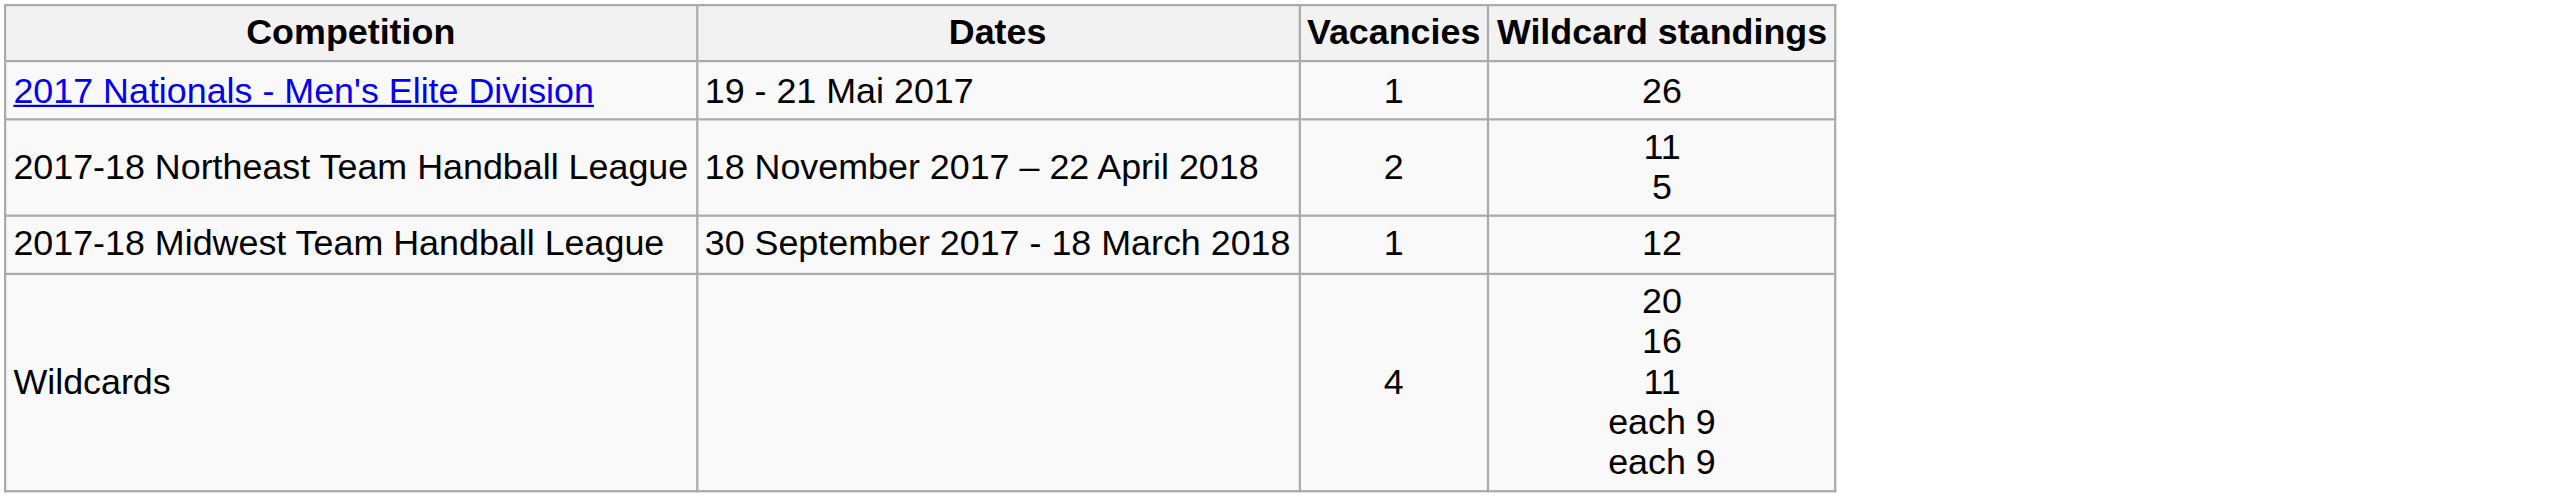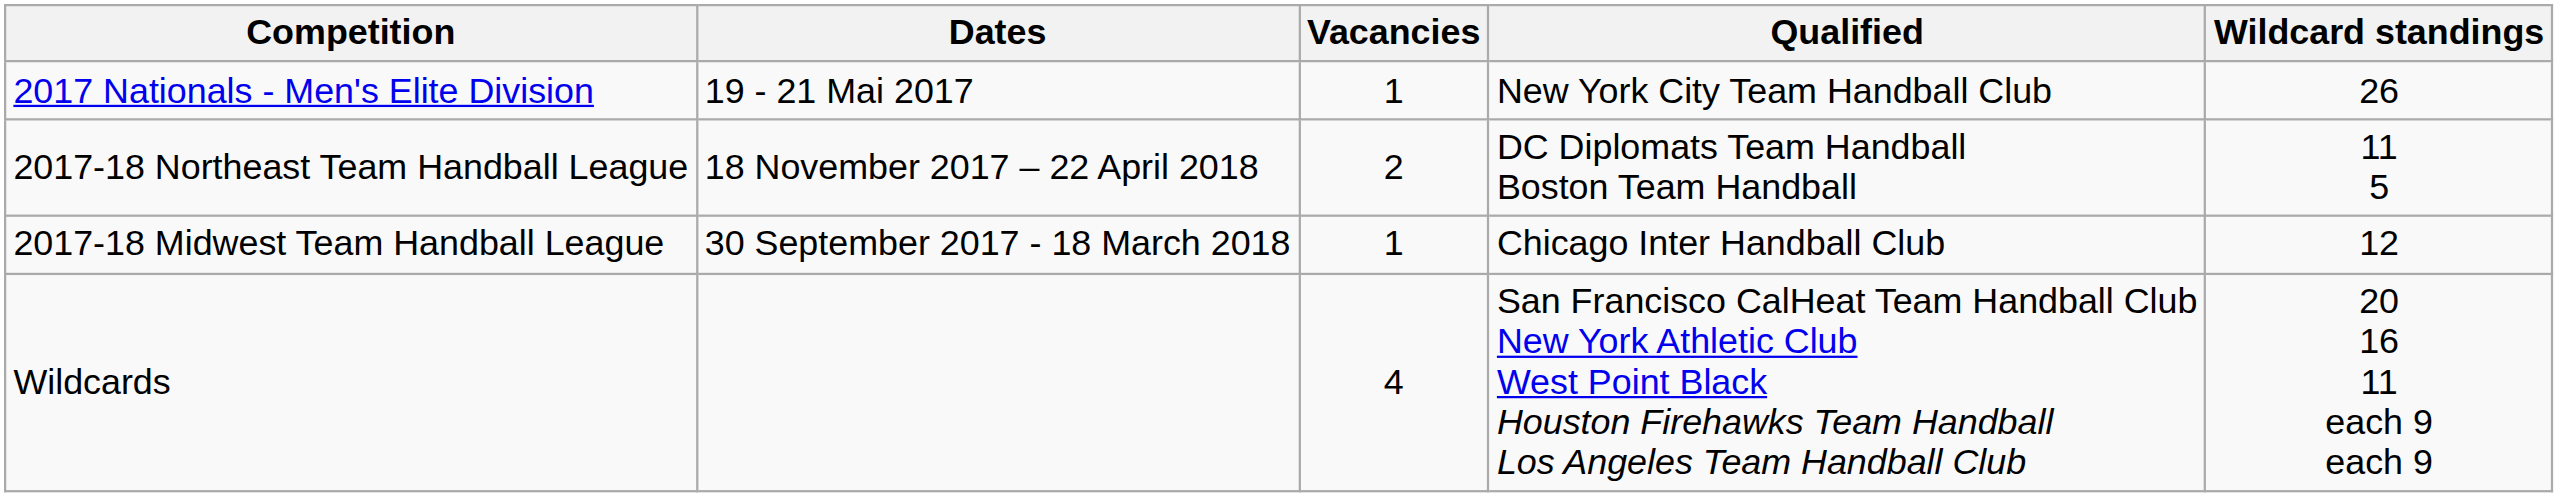+ column: (1847, 32)
